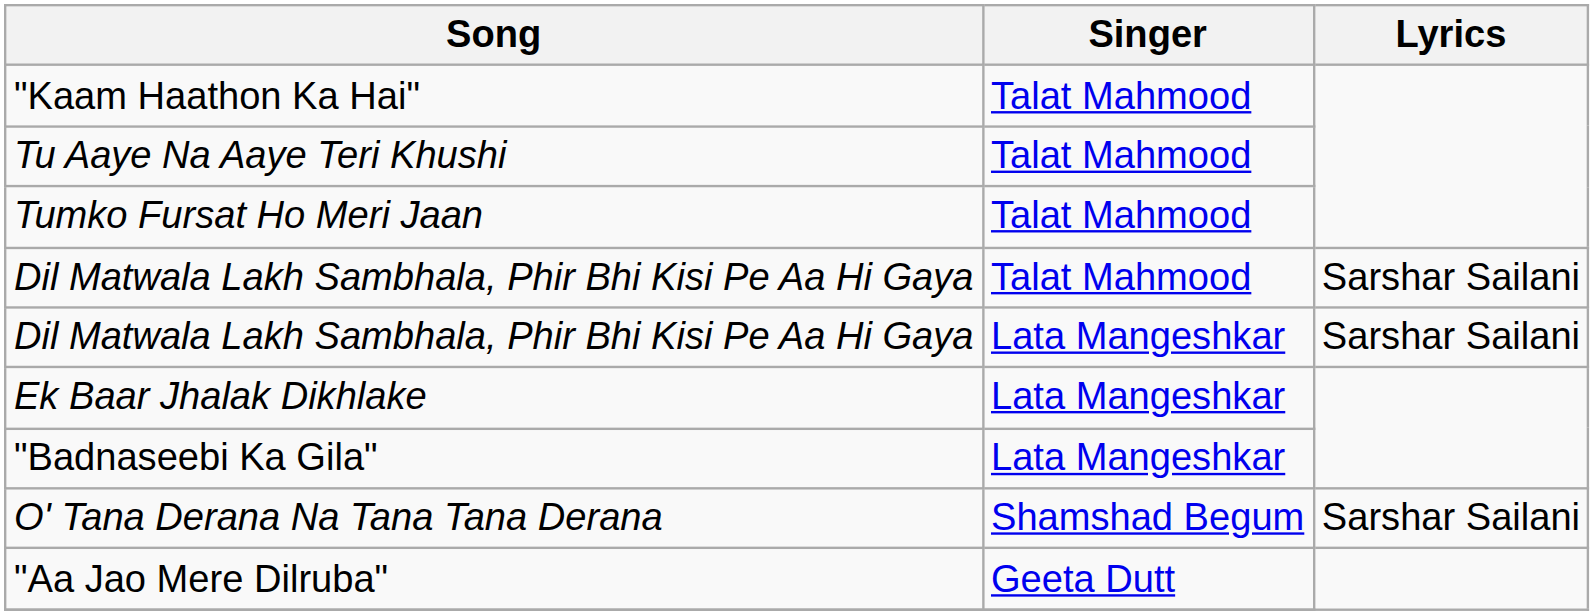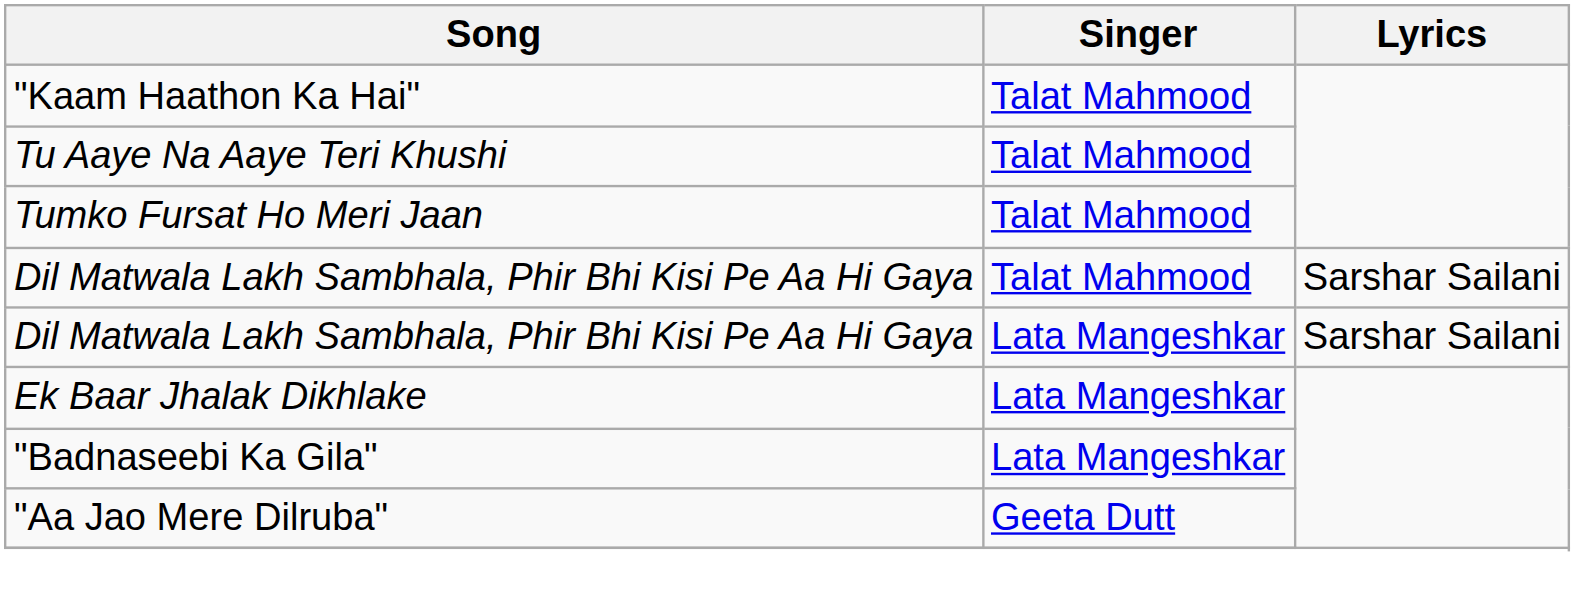- row: (338, 517)
